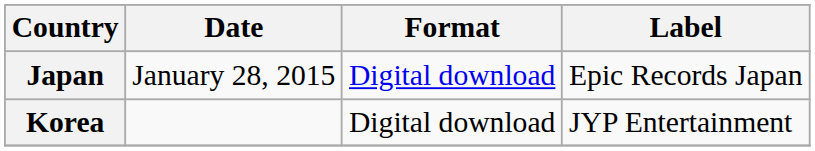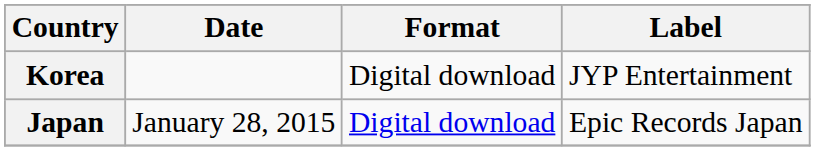rows swapped: (65, 74) <-> (65, 121)
